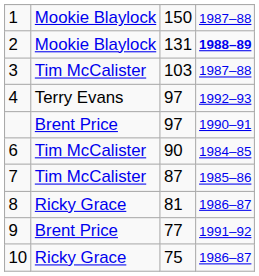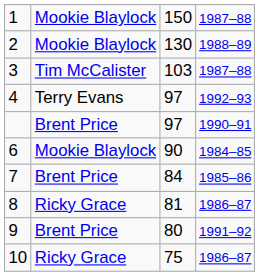(178, 44) 131 -> (178, 44) 130
(225, 44) bold -> (225, 44) normal
(91, 151) Tim McCalister -> (96, 151) Mookie Blaylock
(91, 177) Tim McCalister -> (76, 177) Brent Price
(173, 177) 87 -> (173, 177) 84
(173, 230) 77 -> (173, 230) 80
